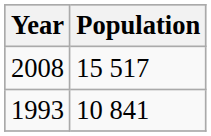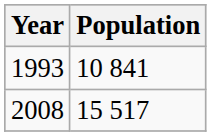rows swapped: (38, 109) <-> (38, 67)
